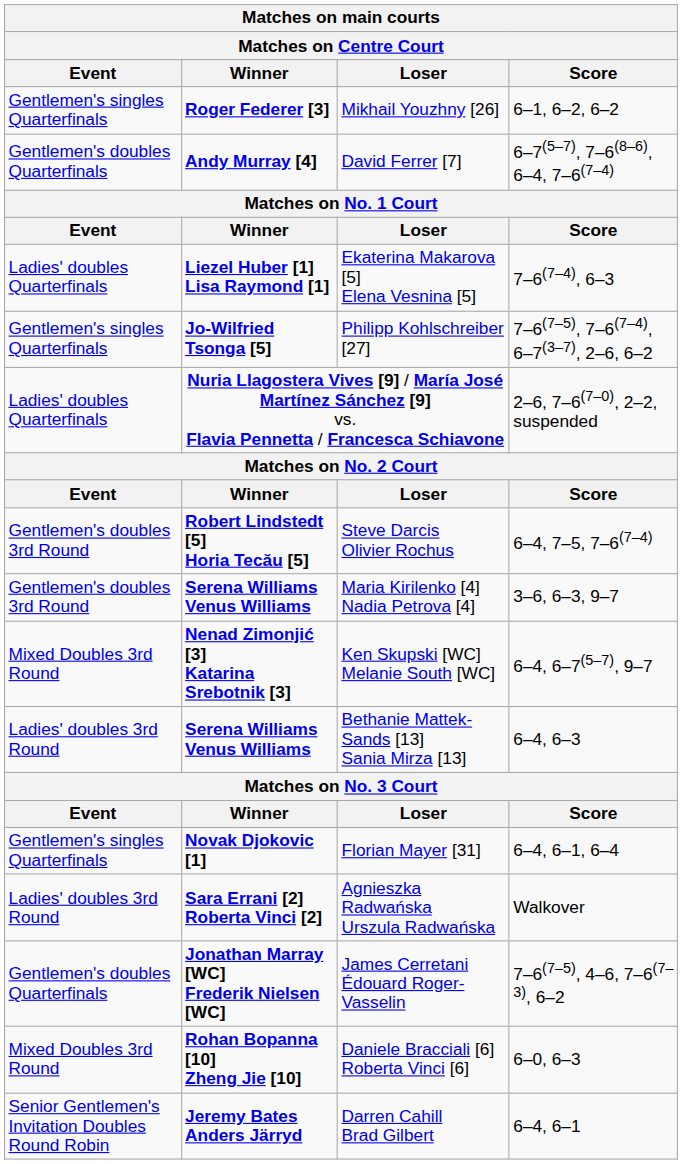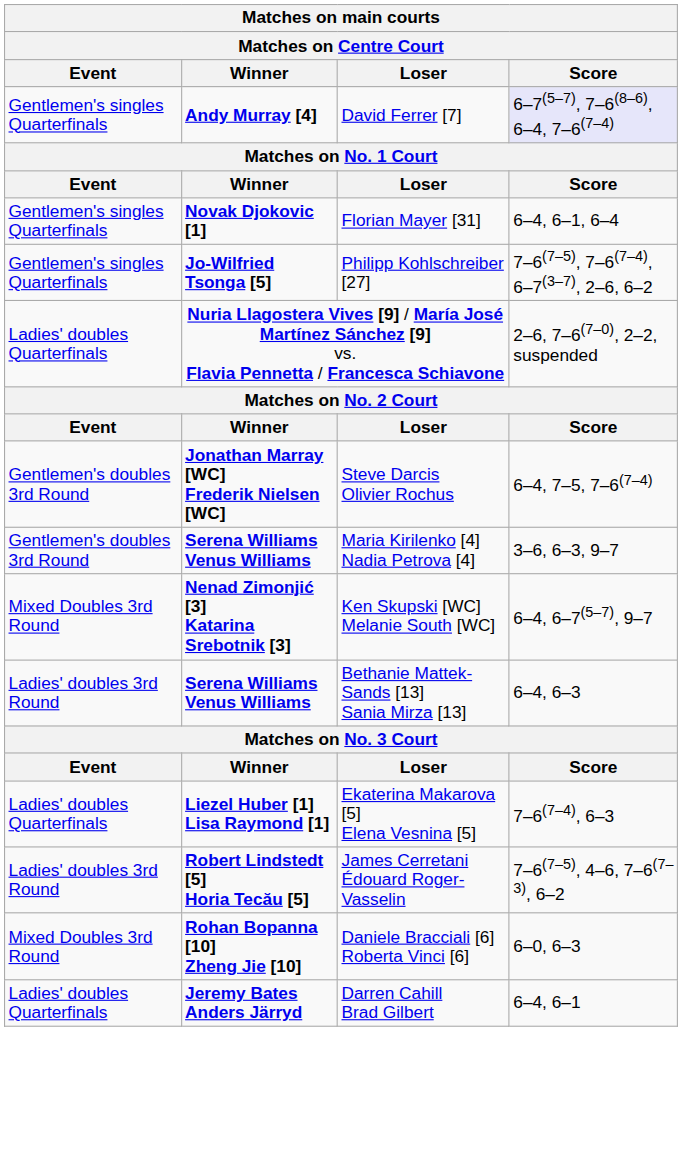- row: (420, 110)
(89, 161) Gentlemen's doubles Quarterfinals -> (86, 114) Gentlemen's singles Quarterfinals
(583, 161) no background -> (583, 114) lavender background
rows swapped: (411, 850) <-> (418, 277)
(254, 540) Robert Lindstedt [5] Horia Tecău [5] -> (254, 484) Jonathan Marray [WC] Frederik Nielsen [WC]
- row: (418, 907)
(89, 983) Gentlemen's doubles Quarterfinals -> (83, 880) Ladies' doubles 3rd Round
(254, 983) Jonathan Marray [WC] Frederik Nielsen [WC] -> (254, 880) Robert Lindstedt [5] Horia Tecău [5]
(84, 1125) Senior Gentlemen's Invitation Doubles Round Robin -> (68, 1002) Ladies' doubles Quarterfinals
